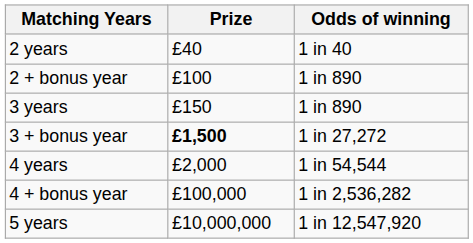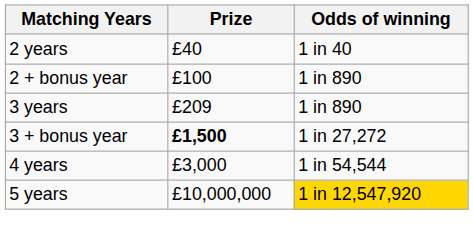(192, 107) £150 -> (192, 107) £209
(199, 165) £2,000 -> (199, 165) £3,000
- row: (68, 194)
(360, 223) no background -> (360, 194) gold background
